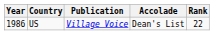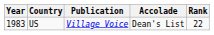(16, 24) 1986 -> (16, 24) 1983
